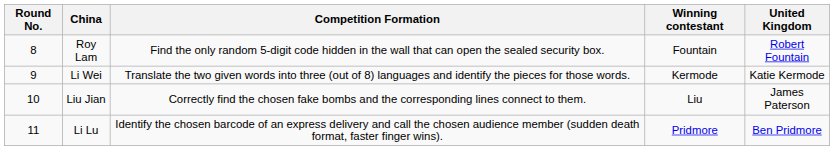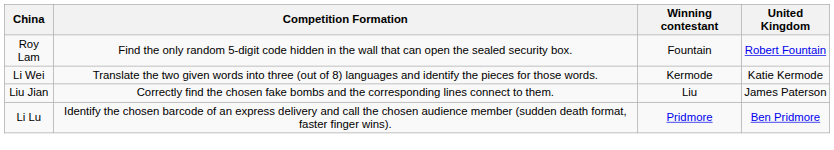- column: (33, 19)
